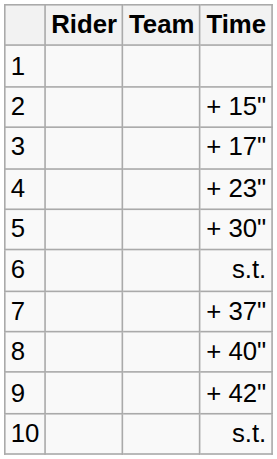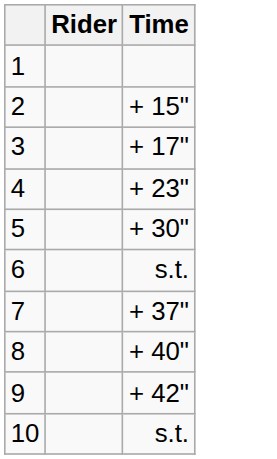- column: (162, 24)
